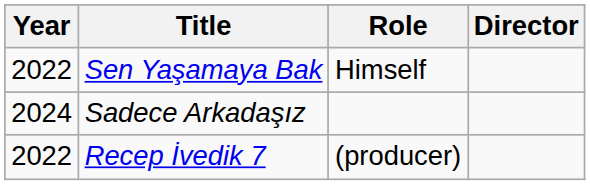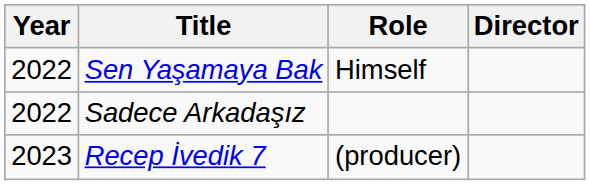(42, 112) 2024 -> (42, 112) 2022
(42, 156) 2022 -> (42, 156) 2023
